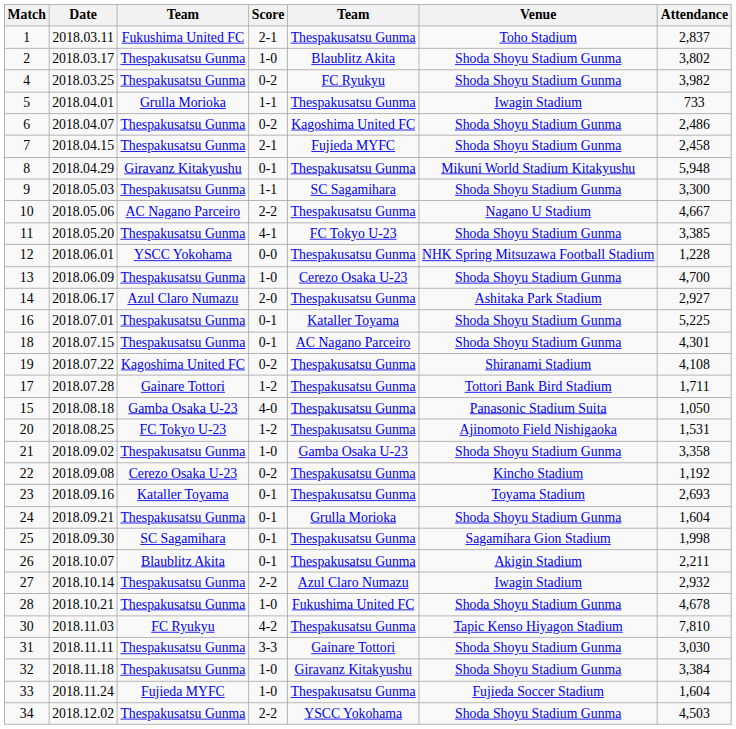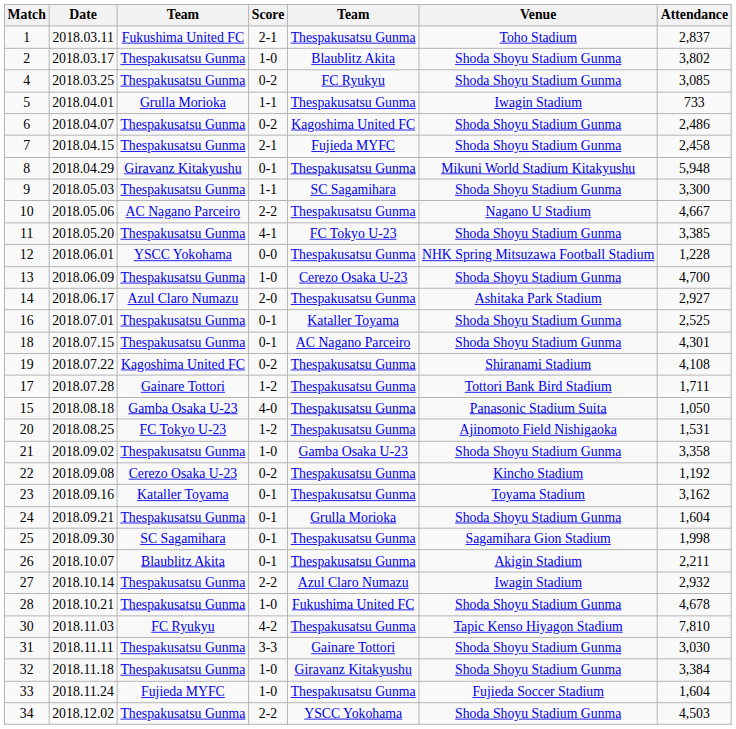(694, 80) 3,982 -> (694, 80) 3,085
(694, 320) 5,225 -> (694, 320) 2,525
(694, 495) 2,693 -> (694, 495) 3,162
